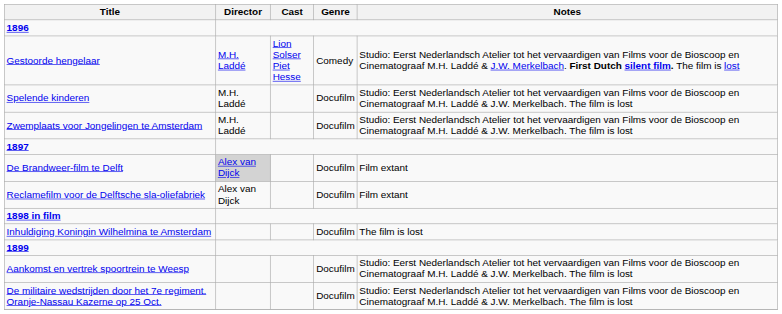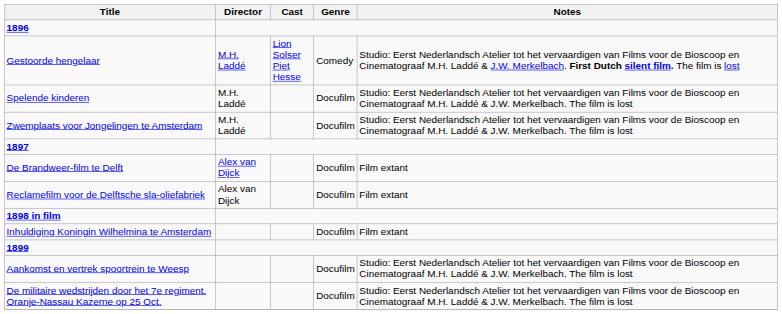(237, 168) lightgrey background -> (237, 168) no background
(391, 232) The film is lost -> (384, 232) Film extant
